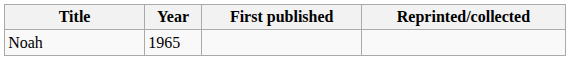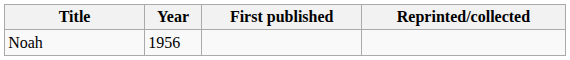(164, 42) 1965 -> (164, 42) 1956
